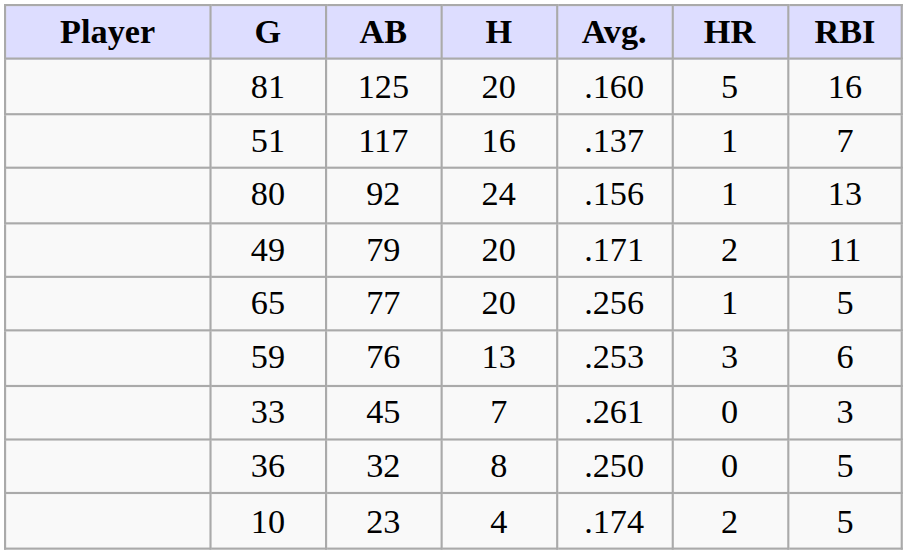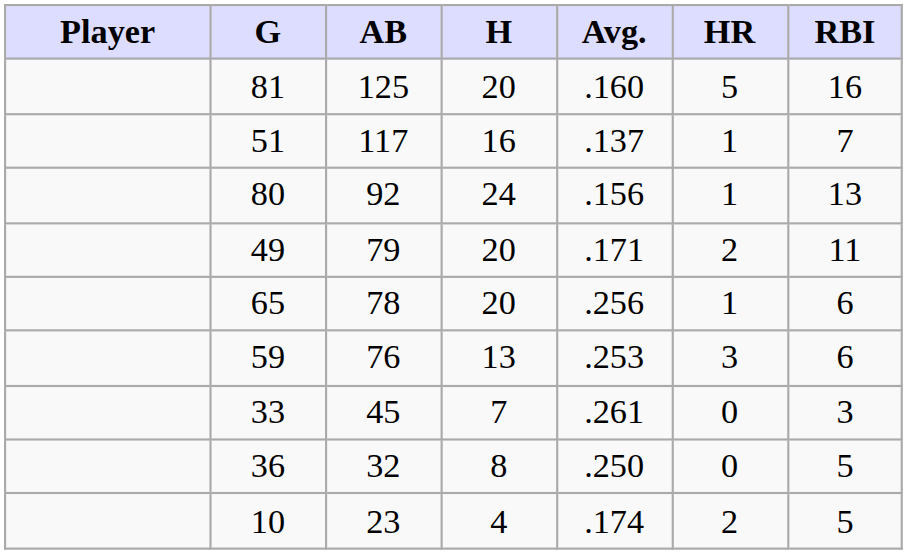(383, 303) 77 -> (383, 303) 78
(845, 303) 5 -> (845, 303) 6
